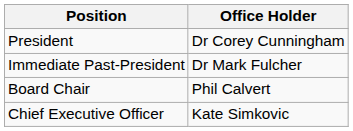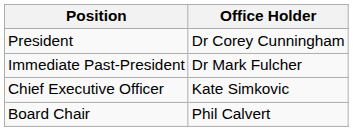rows swapped: (49, 89) <-> (86, 114)
